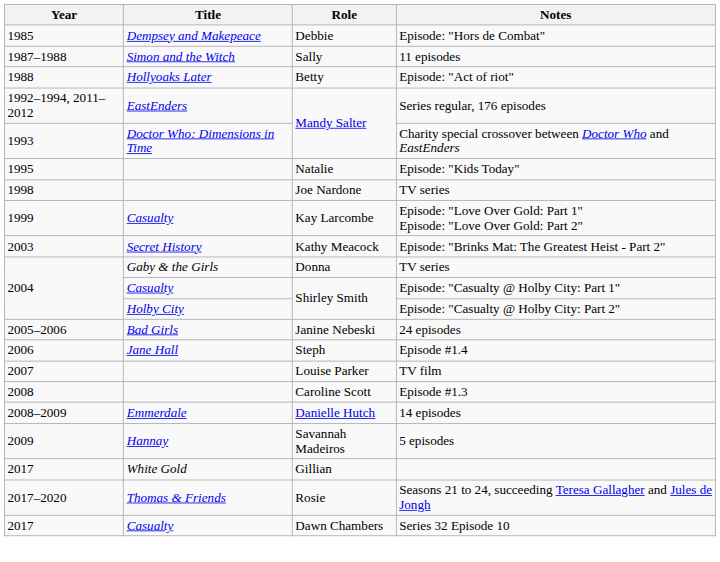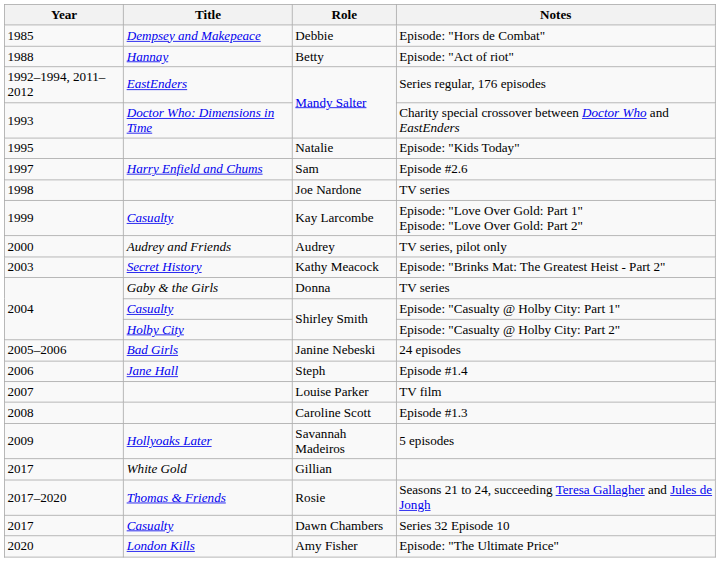- row: (309, 56)
(169, 77) Hollyoaks Later -> (147, 56) Hannay
+ row: (307, 169)
+ row: (315, 246)
- row: (335, 412)
(147, 441) Hannay -> (169, 441) Hollyoaks Later
+ row: (327, 546)
